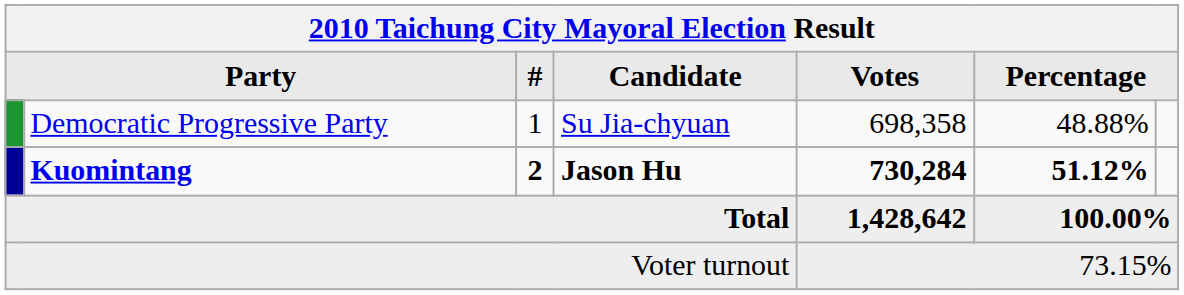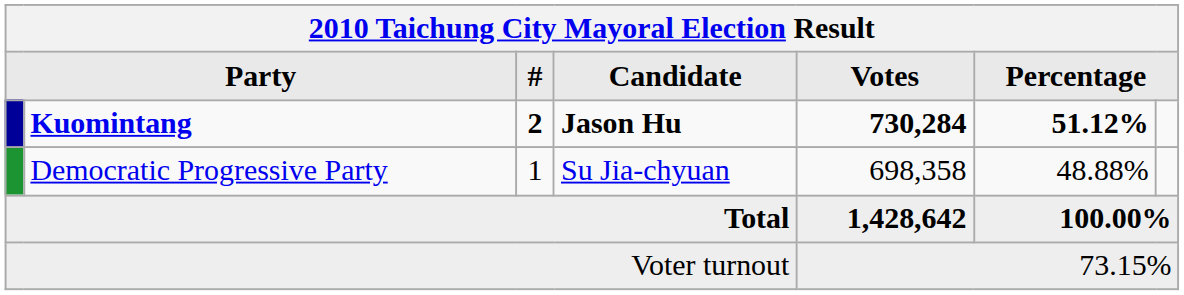rows swapped: (209, 123) <-> (111, 170)
